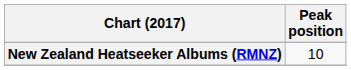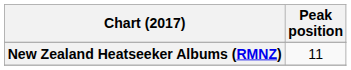(316, 53) 10 -> (316, 53) 11
